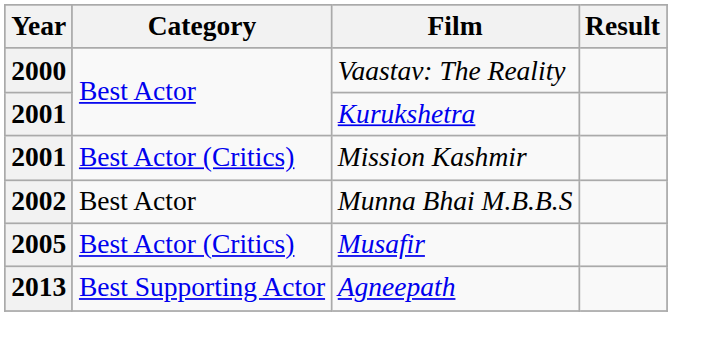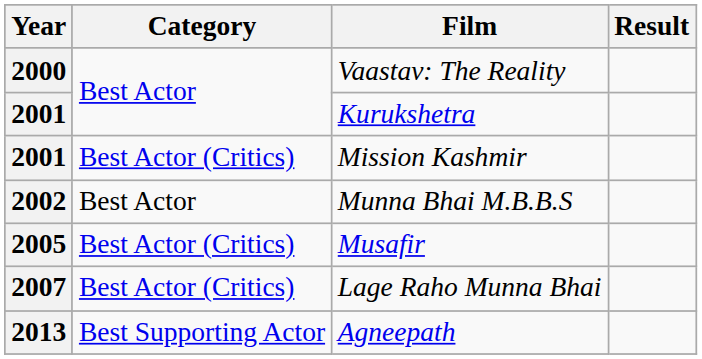+ row: (470, 288)
